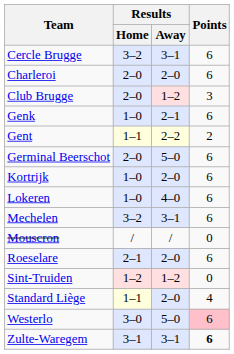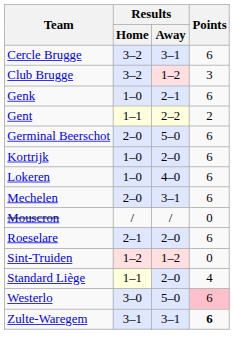- row: (32, 75)
(132, 95) 2–0 -> (132, 75) 3–2
(132, 217) 3–2 -> (132, 197) 2–0
